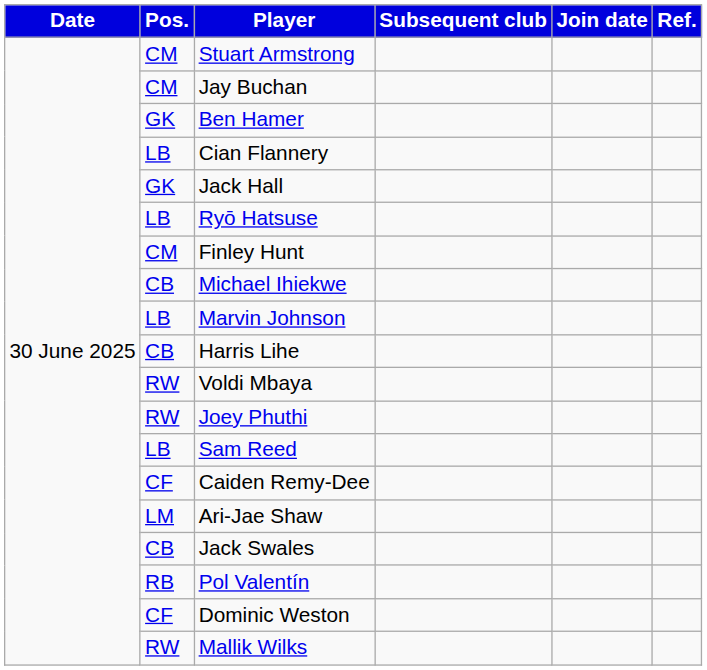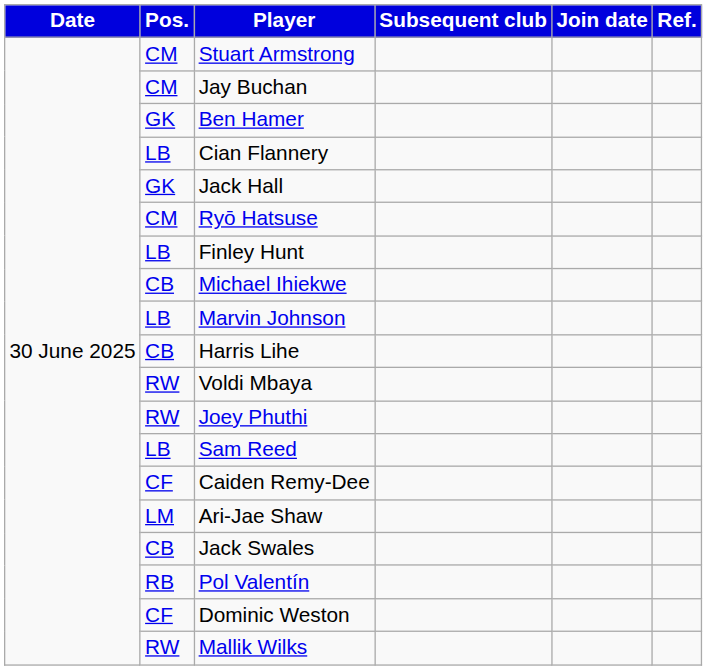(158, 218) LB -> (161, 218) CM
(161, 251) CM -> (158, 251) LB
